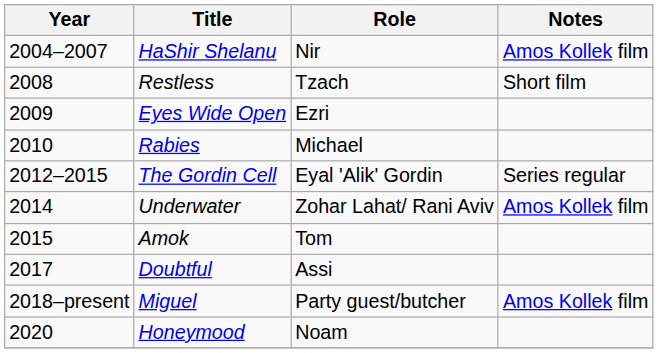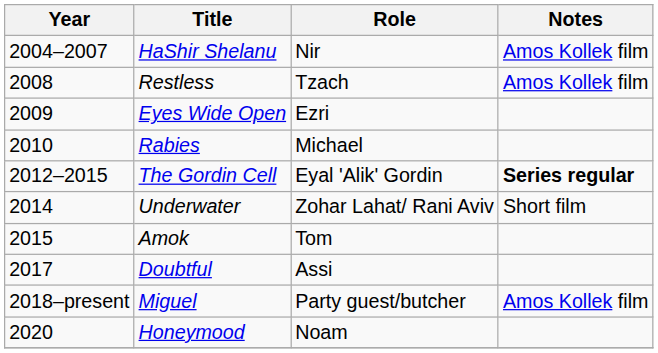(545, 82) Short film -> (576, 82) Amos Kollek film
(564, 176) normal -> (569, 176) bold
(576, 207) Amos Kollek film -> (545, 207) Short film
